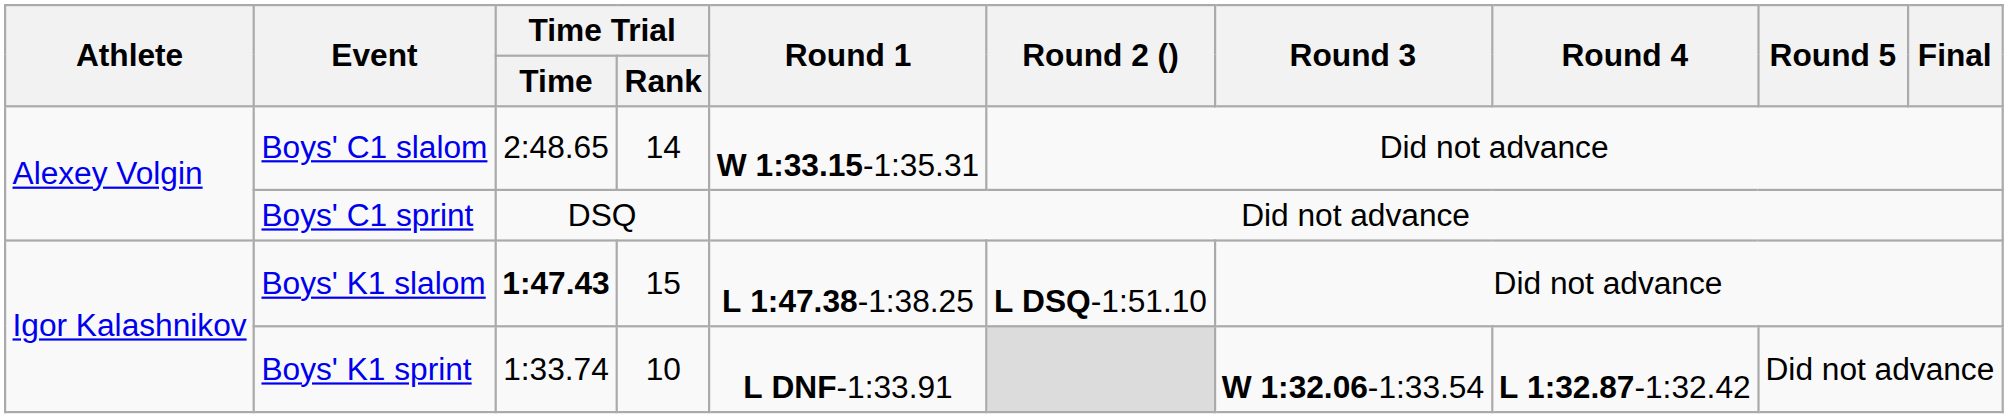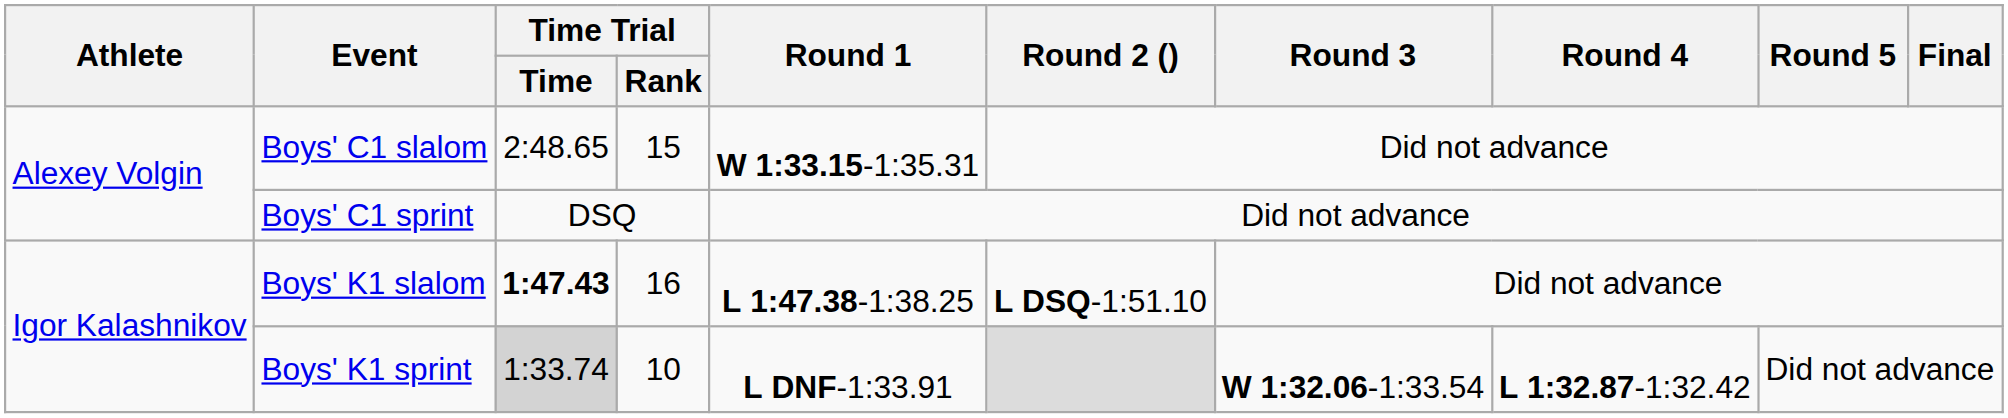(663, 148) 14 -> (663, 148) 15
(663, 284) 15 -> (663, 284) 16
(556, 369) no background -> (556, 369) lightgrey background
